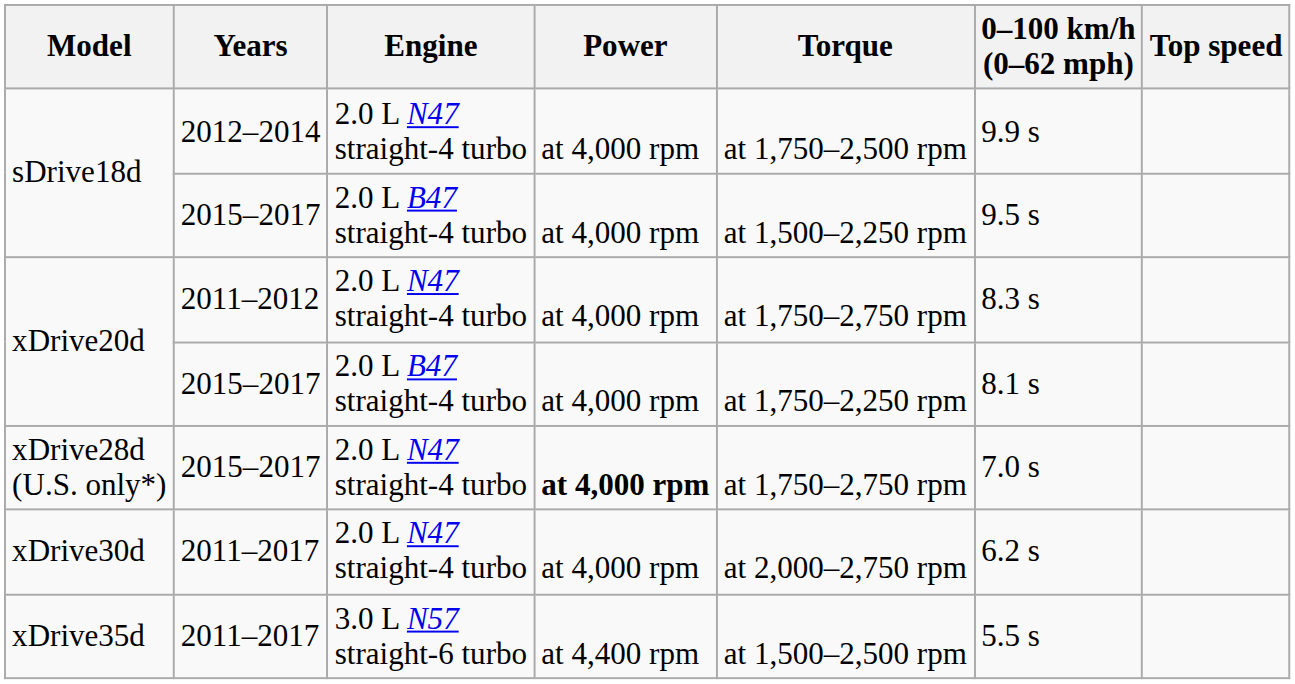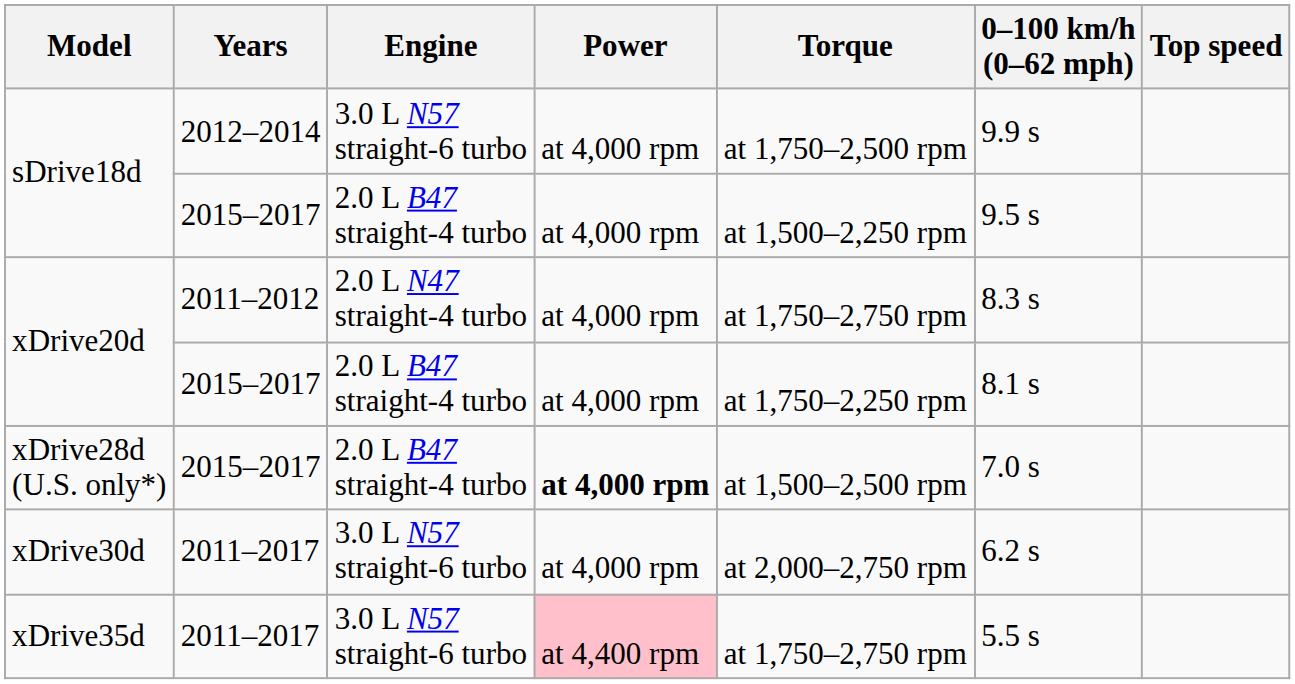(431, 130) 2.0 L N47 straight-4 turbo -> (431, 130) 3.0 L N57 straight-6 turbo
(431, 467) 2.0 L N47 straight-4 turbo -> (431, 467) 2.0 L B47 straight-4 turbo
(845, 484) at 1,750–2,750 rpm -> (845, 484) at 1,500–2,500 rpm
(431, 551) 2.0 L N47 straight-4 turbo -> (431, 551) 3.0 L N57 straight-6 turbo
(620, 653) no background -> (620, 653) pink background
(845, 653) at 1,500–2,500 rpm -> (845, 653) at 1,750–2,750 rpm
